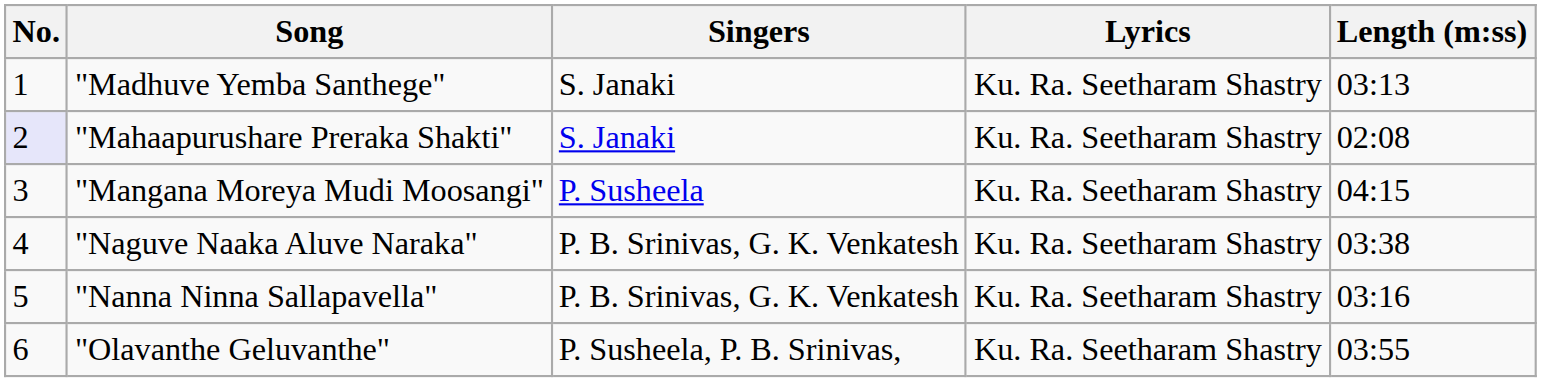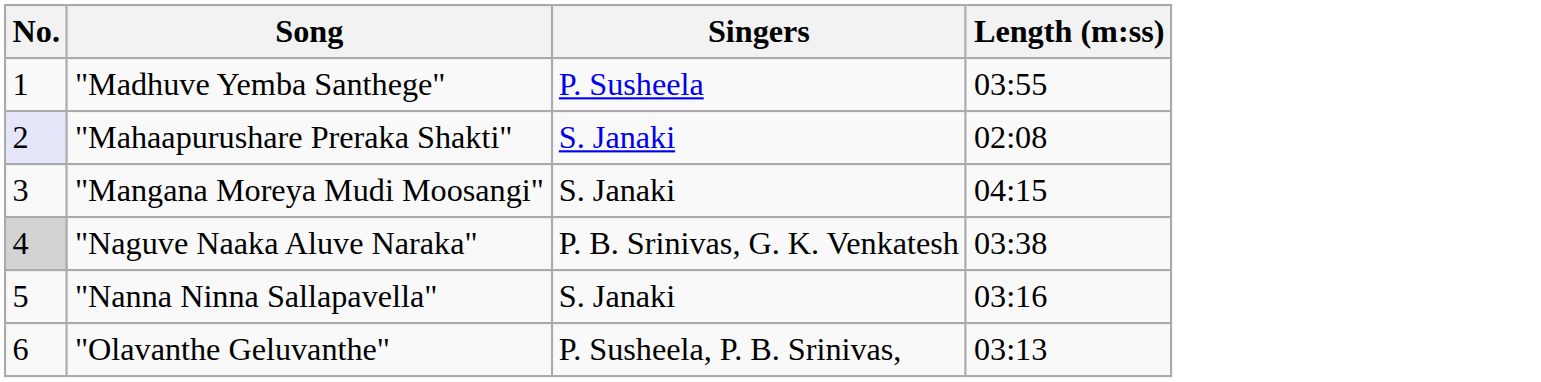- column: (1148, 31)
(617, 84) S. Janaki -> (631, 84) P. Susheela
(1373, 84) 03:13 -> (1011, 84) 03:55
(631, 190) P. Susheela -> (617, 190) S. Janaki
(21, 243) no background -> (21, 243) lightgrey background
(759, 296) P. B. Srinivas, G. K. Venkatesh -> (617, 296) S. Janaki
(1373, 350) 03:55 -> (1011, 350) 03:13
